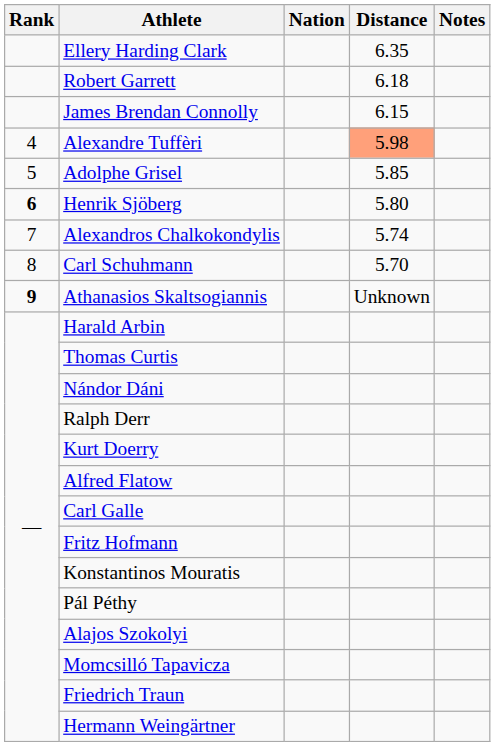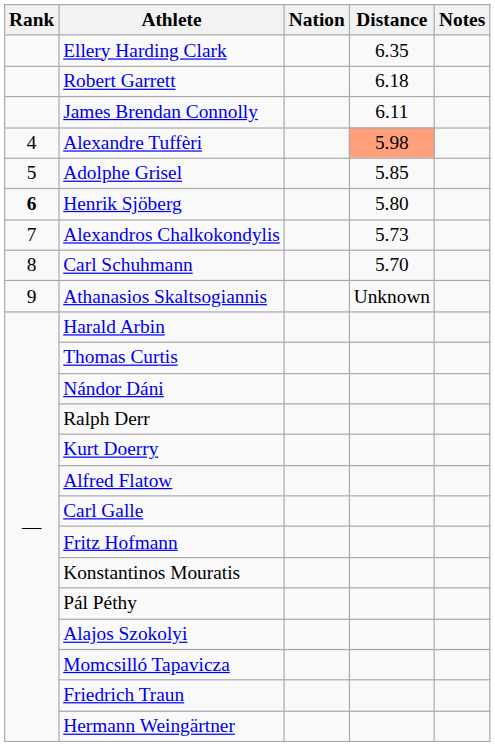(392, 111) 6.15 -> (392, 111) 6.11
(392, 234) 5.74 -> (392, 234) 5.73
(32, 296) bold -> (32, 296) normal
